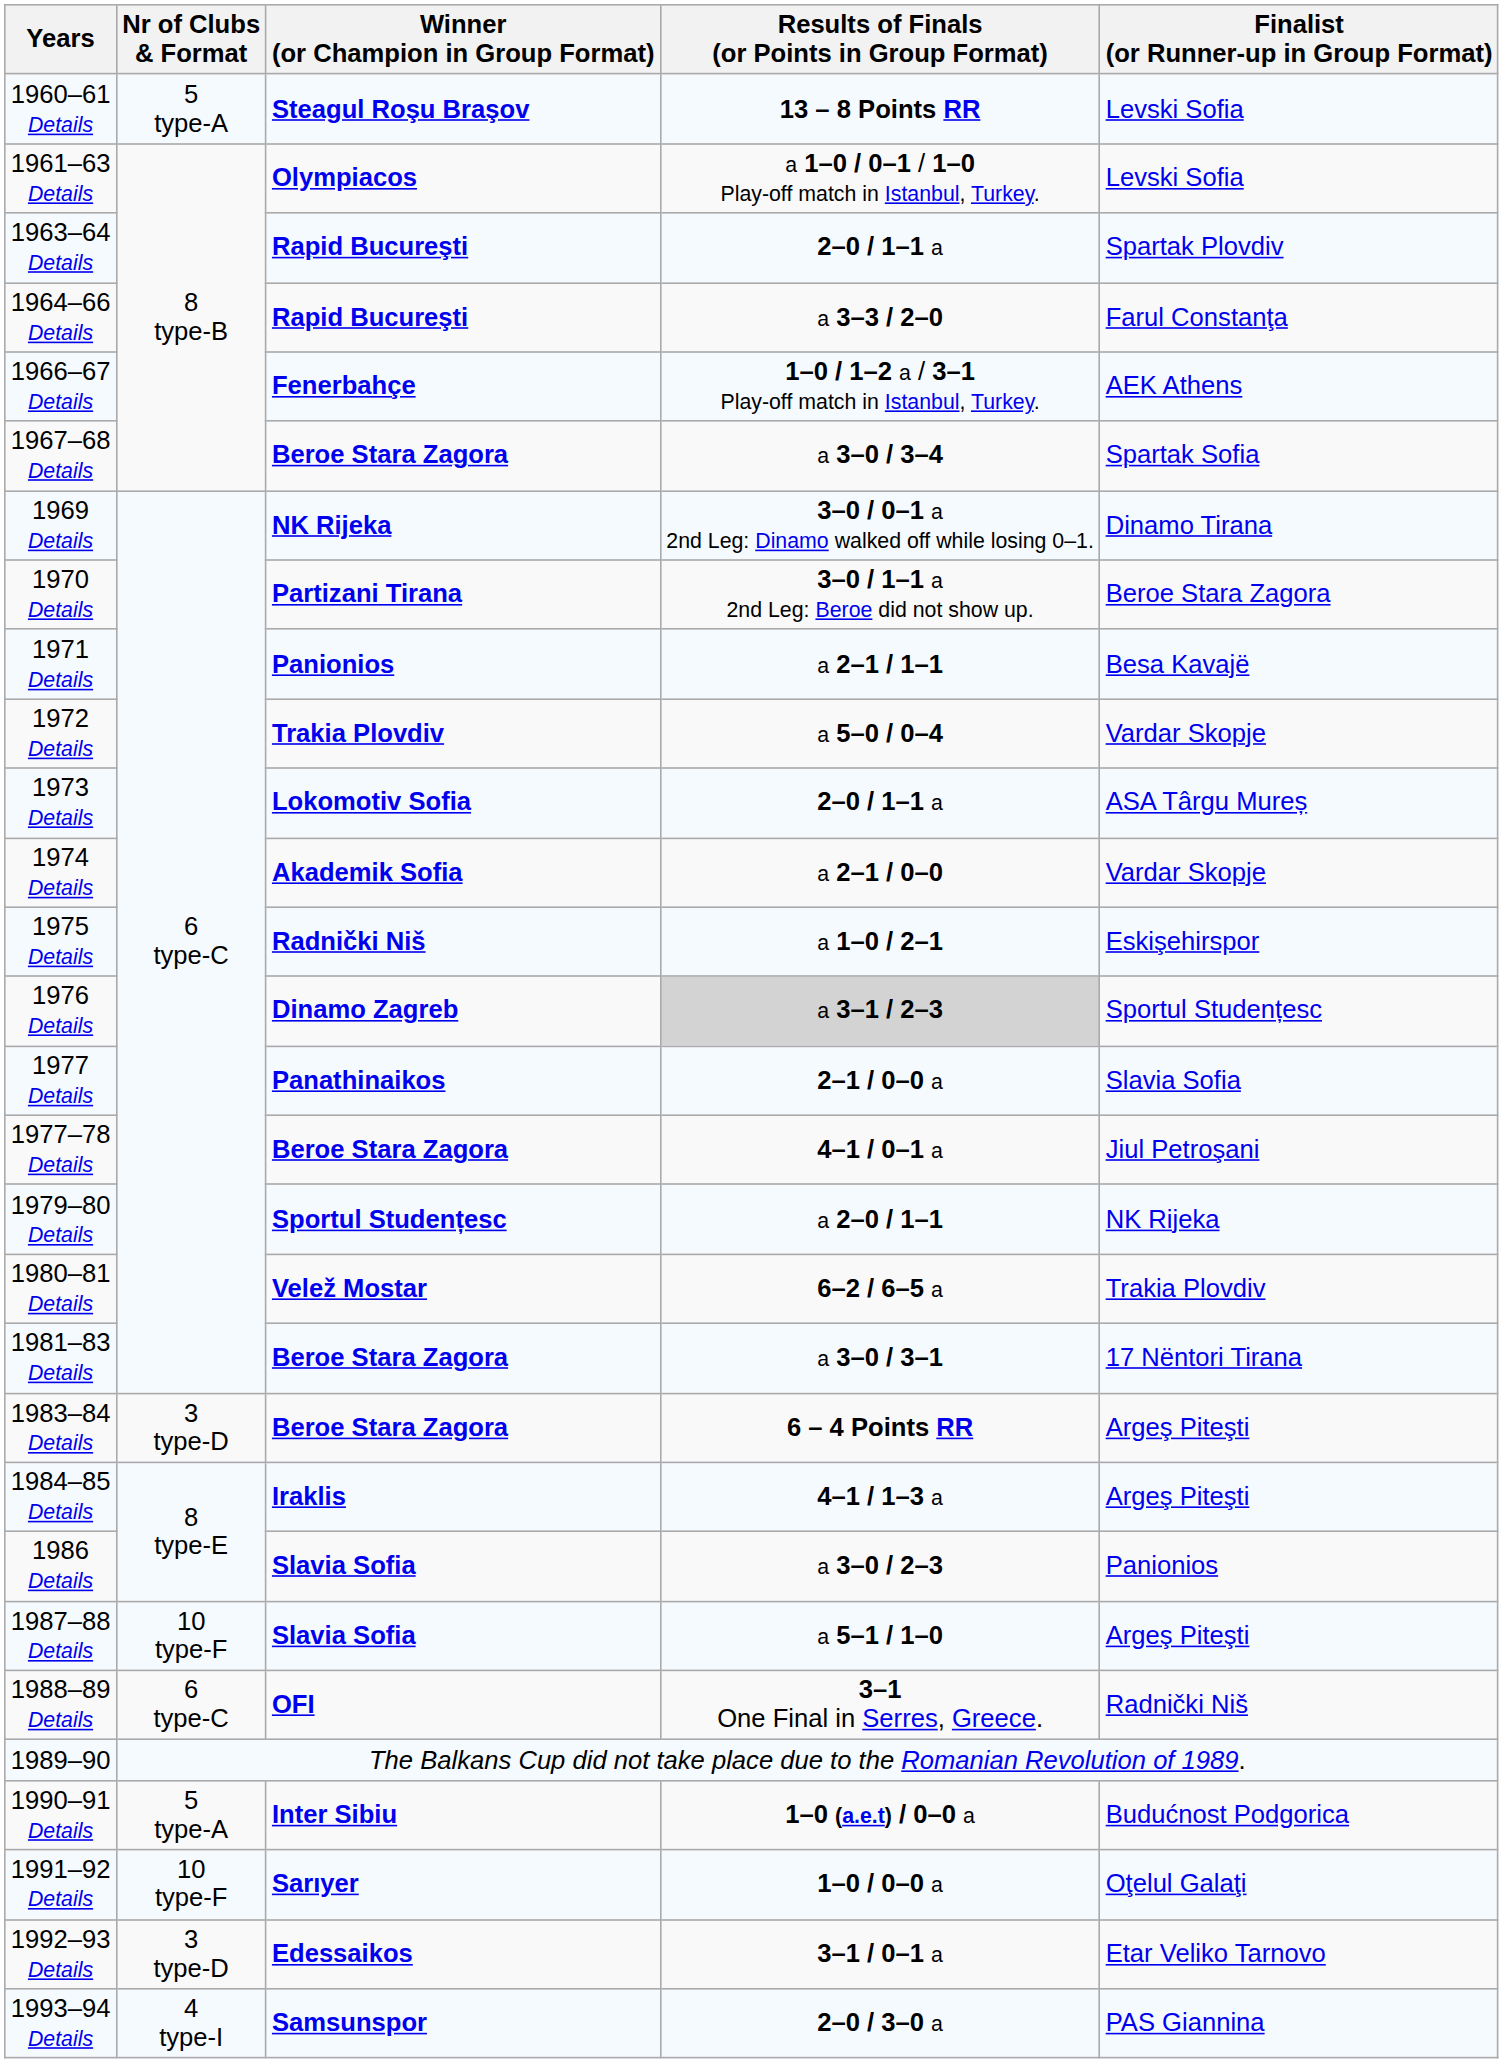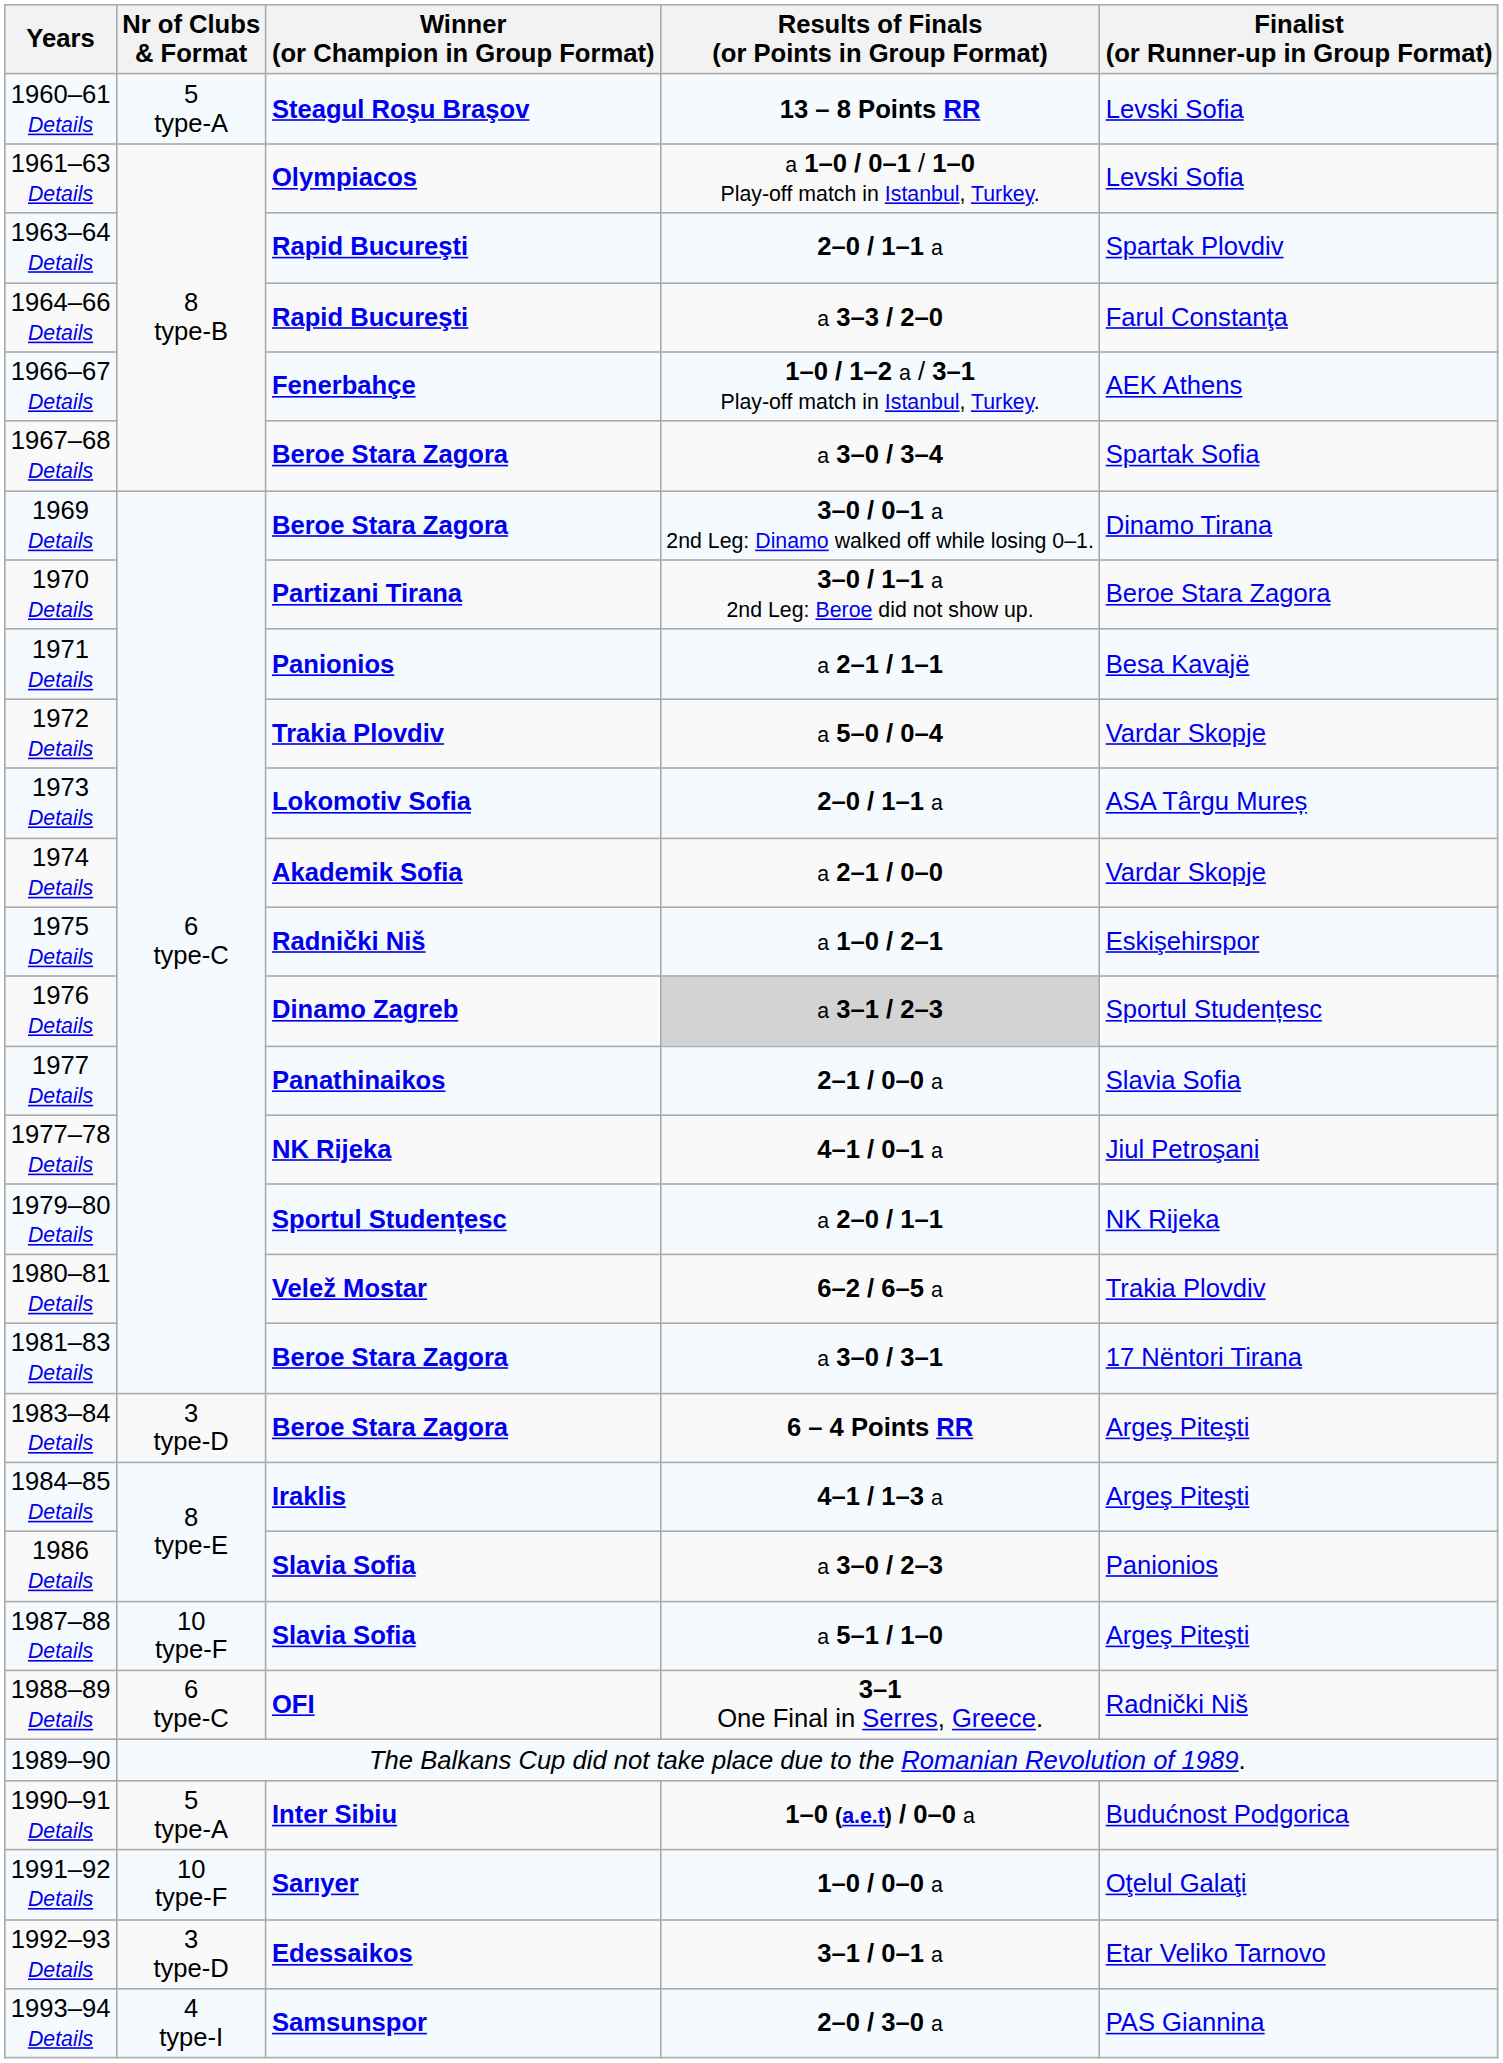(332, 525) NK Rijeka -> (390, 525) Beroe Stara Zagora
(390, 1149) Beroe Stara Zagora -> (332, 1149) NK Rijeka
